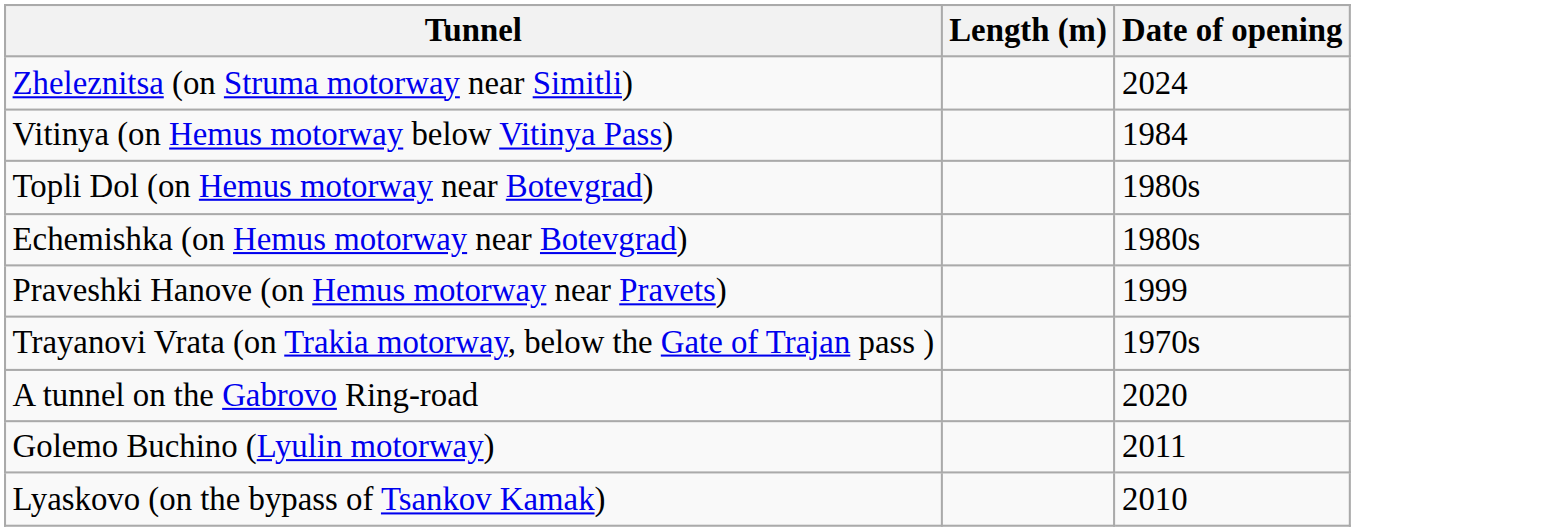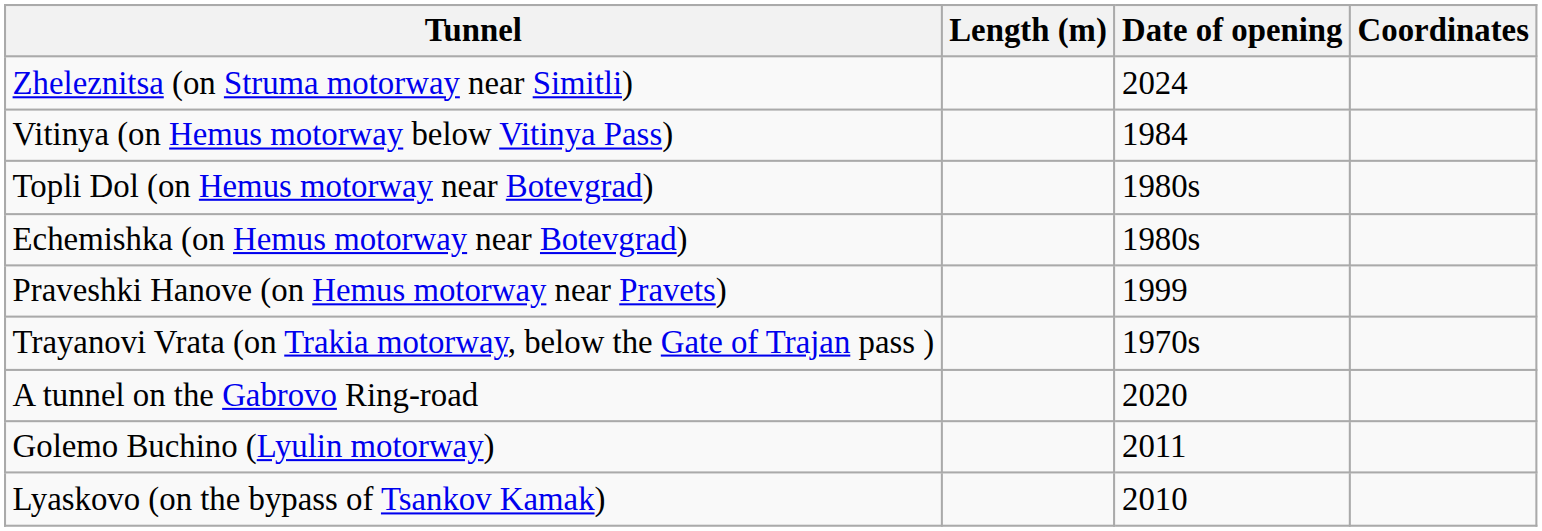+ column: (1443, 30)
